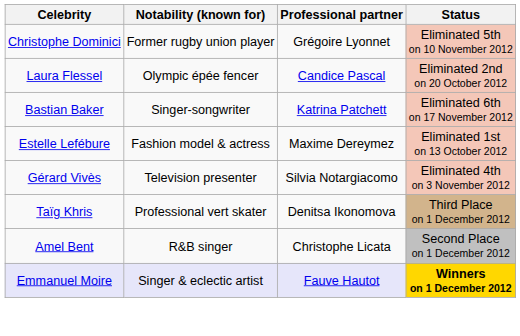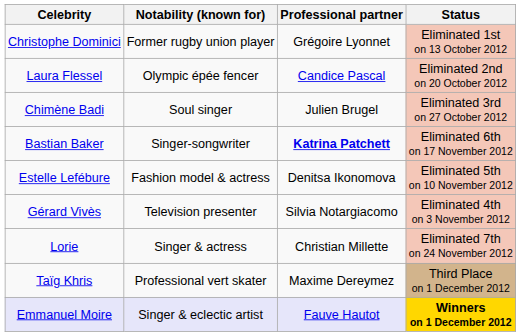(461, 41) Eliminated 5th on 10 November 2012 -> (461, 41) Eliminated 1st on 13 October 2012
+ row: (64, 110)
(342, 110) normal -> (342, 144) bold
(342, 144) Maxime Dereymez -> (342, 178) Denitsa Ikonomova
(461, 144) Eliminated 1st on 13 October 2012 -> (461, 178) Eliminated 5th on 10 November 2012
+ row: (64, 246)
(342, 212) Denitsa Ikonomova -> (342, 280) Maxime Dereymez
- row: (64, 246)
